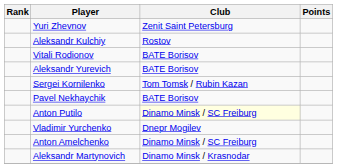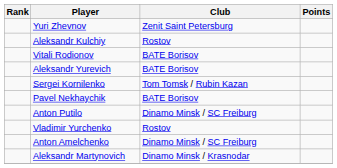(199, 113) lightyellow background -> (199, 113) no background
(172, 127) Dnepr Mogilev -> (156, 127) Rostov
